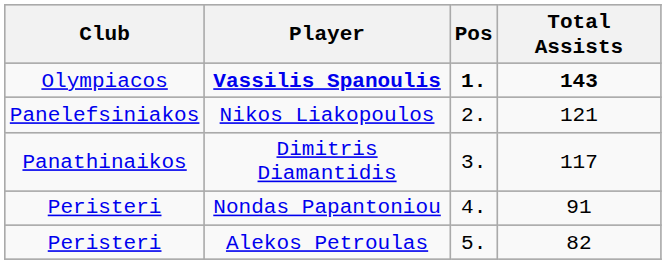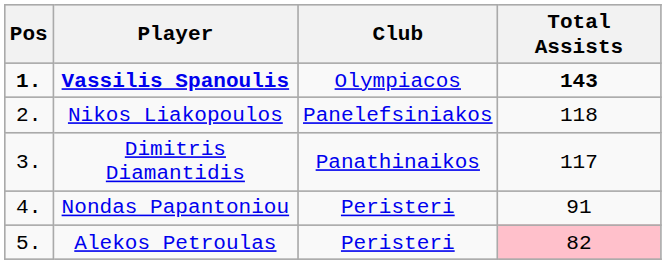columns swapped: (474, 34) <-> (105, 34)
(579, 115) 121 -> (579, 115) 118
(579, 242) no background -> (579, 242) pink background
